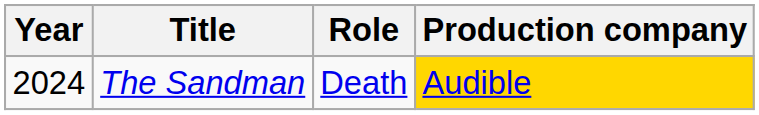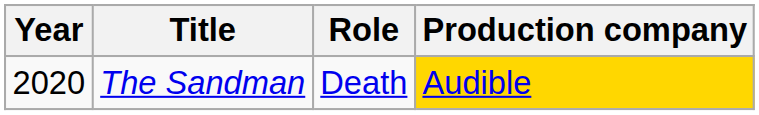(49, 82) 2024 -> (49, 82) 2020
